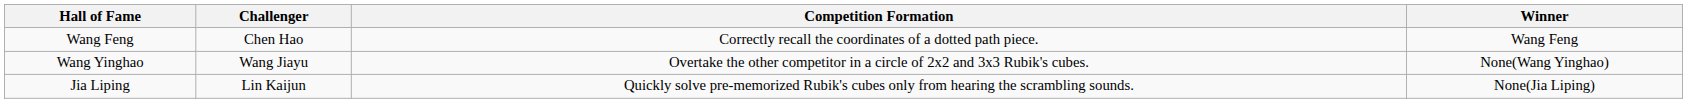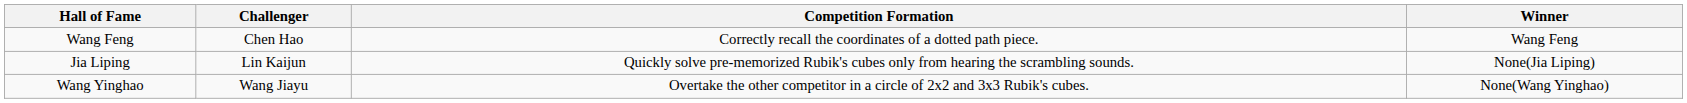rows swapped: (100, 86) <-> (100, 62)
